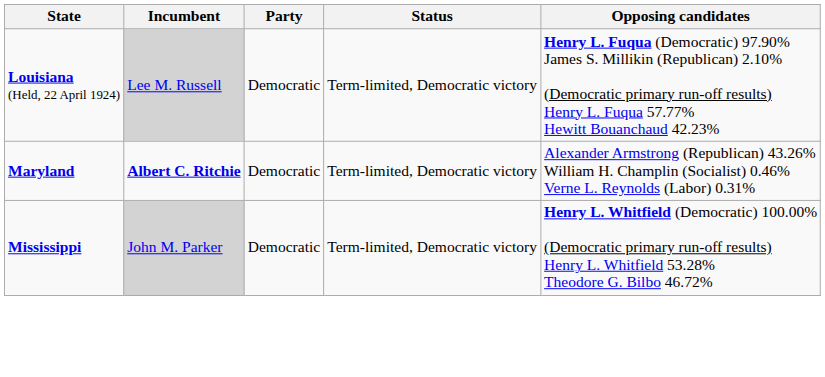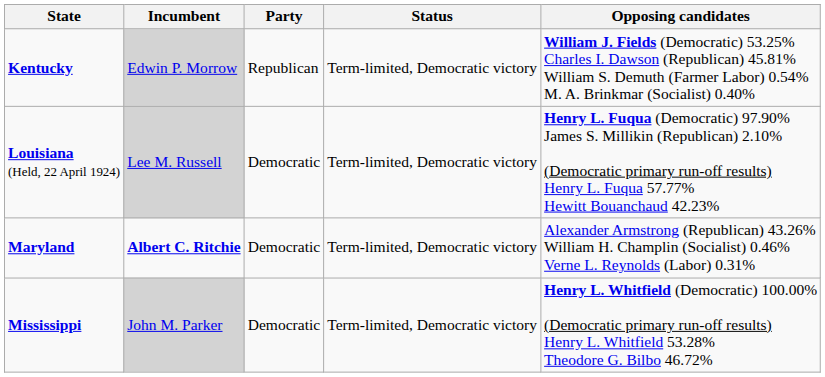+ row: (40, 67)
